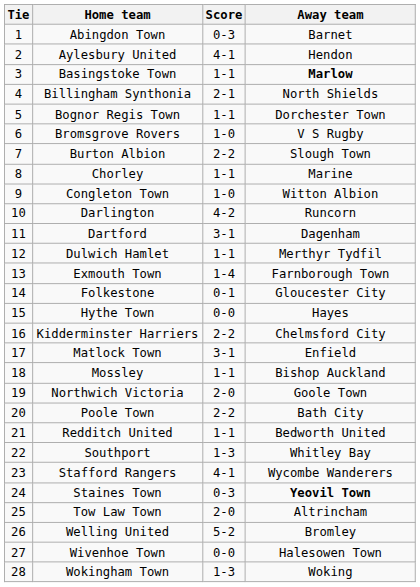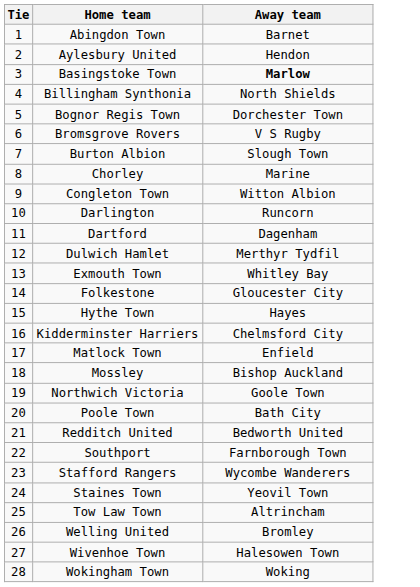- column: (224, 14)
(330, 273) Farnborough Town -> (288, 273) Whitley Bay
(330, 453) Whitley Bay -> (288, 453) Farnborough Town
(330, 492) bold -> (288, 492) normal
